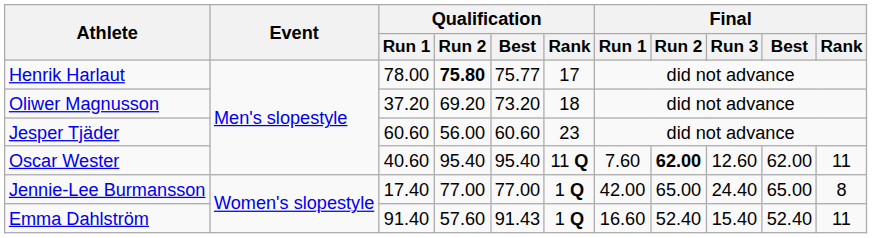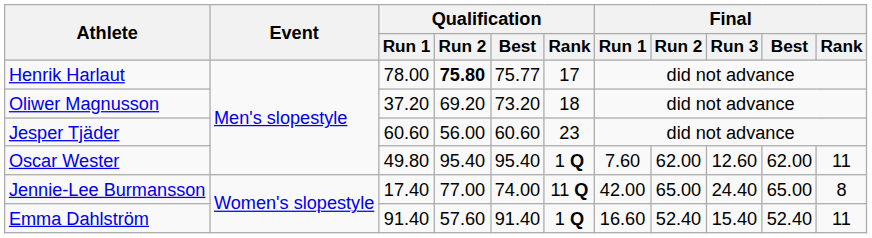(407, 161) 40.60 -> (407, 161) 49.80
(569, 161) 11 Q -> (569, 161) 1 Q
(679, 161) bold -> (679, 161) normal
(517, 190) 77.00 -> (517, 190) 74.00
(569, 190) 1 Q -> (569, 190) 11 Q
(517, 218) 91.43 -> (517, 218) 91.40
